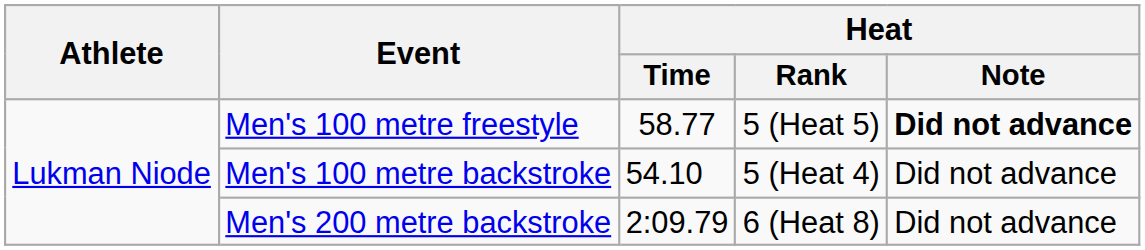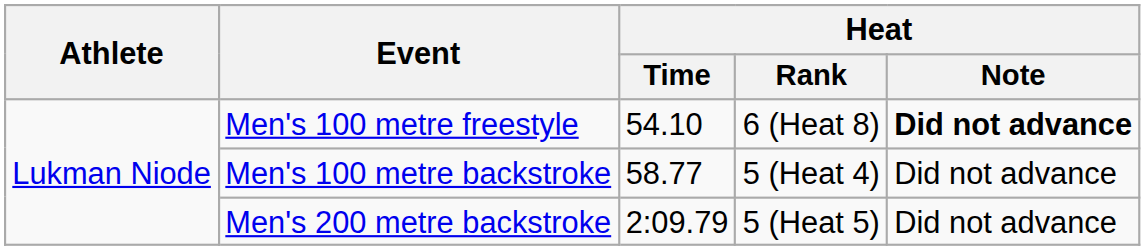(677, 124) 58.77 -> (664, 124) 54.10
(811, 124) 5 (Heat 5) -> (811, 124) 6 (Heat 8)
(664, 173) 54.10 -> (664, 173) 58.77
(811, 222) 6 (Heat 8) -> (811, 222) 5 (Heat 5)
